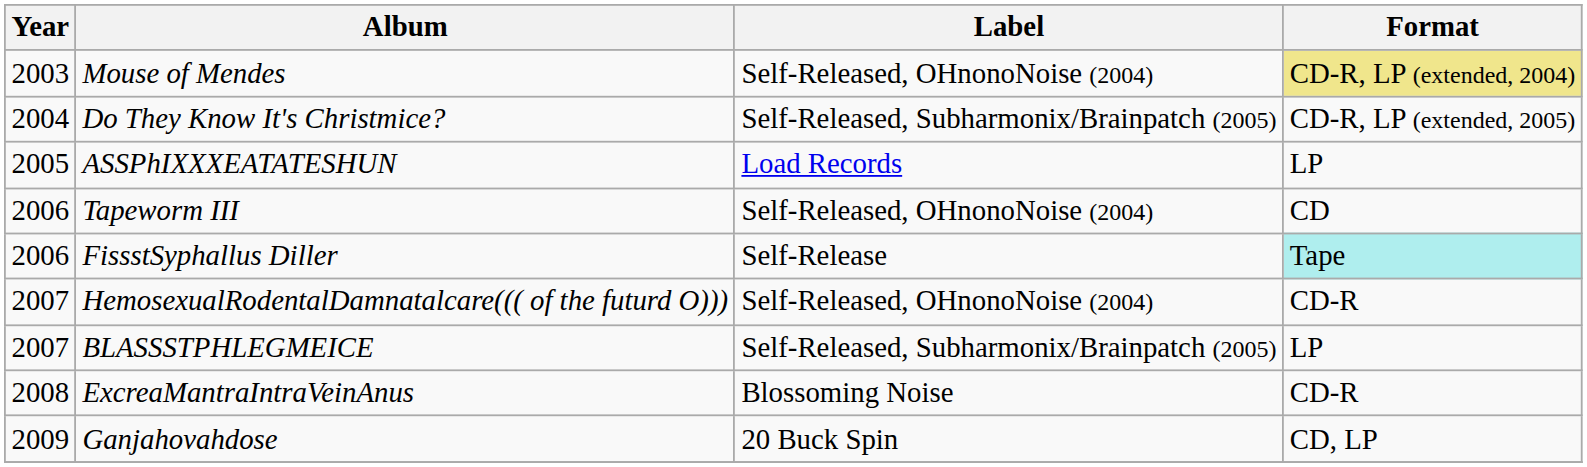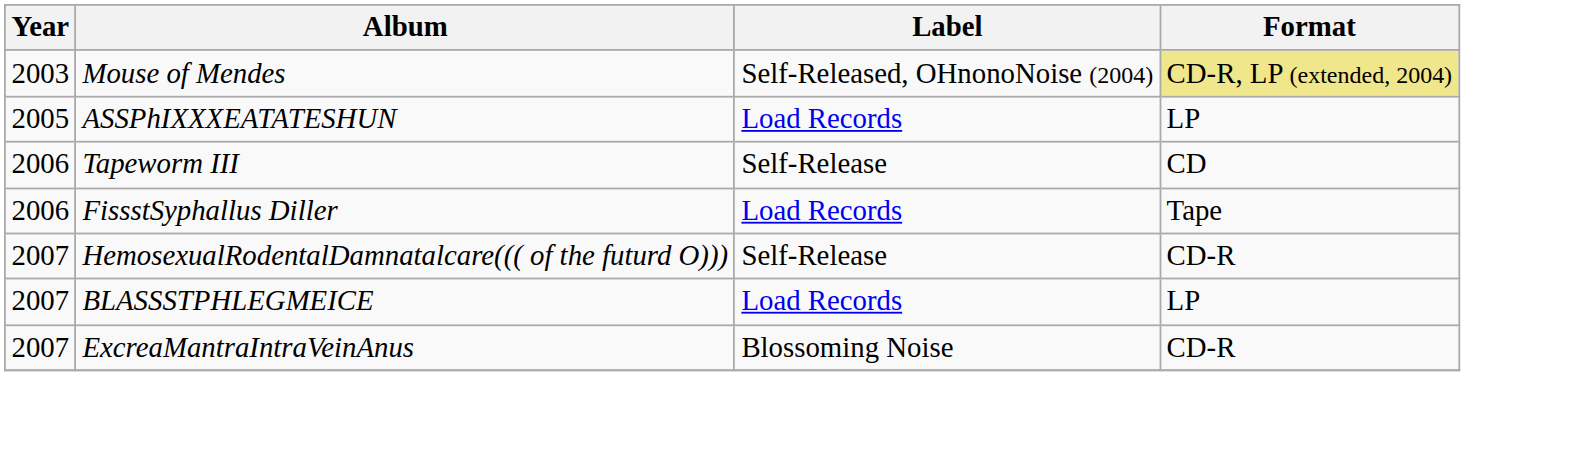- row: (264, 118)
(947, 210) Self-Released, OHnonoNoise (2004) -> (814, 164) Self-Release
(814, 255) Self-Release -> (822, 210) Load Records
(1318, 255) paleturquoise background -> (1194, 210) no background
(947, 301) Self-Released, OHnonoNoise (2004) -> (814, 255) Self-Release
(1009, 347) Self-Released, Subharmonix/Brainpatch (2005) -> (822, 301) Load Records
(40, 392) 2008 -> (40, 347) 2007
- row: (180, 438)
